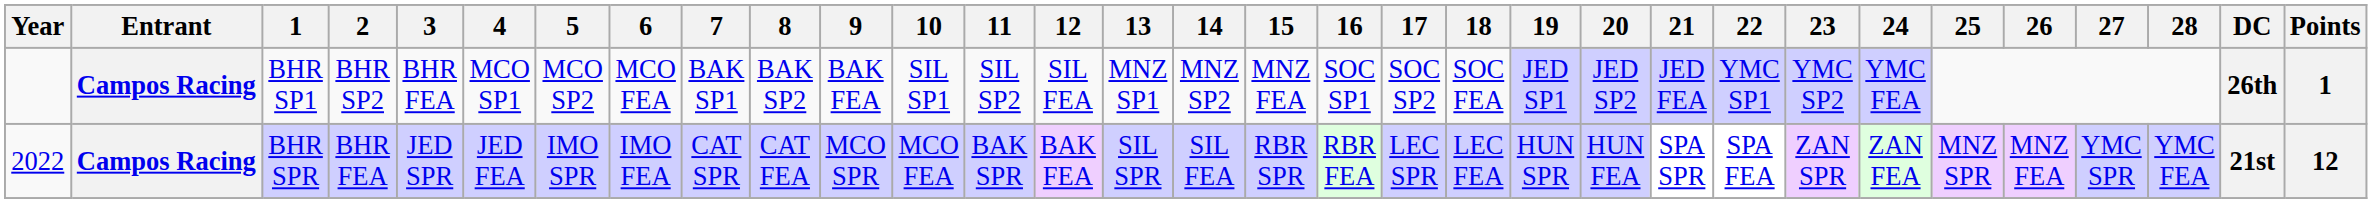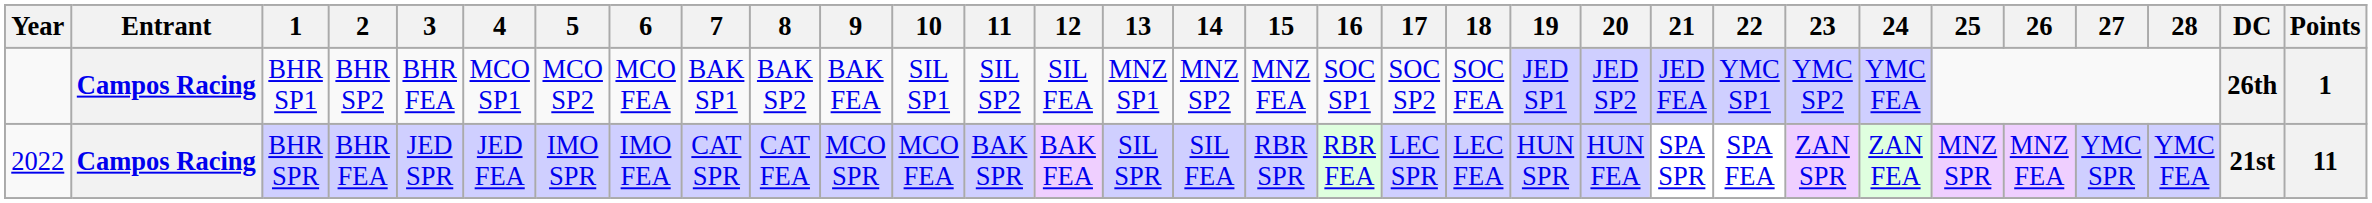(2325, 160) 12 -> (2325, 160) 11
